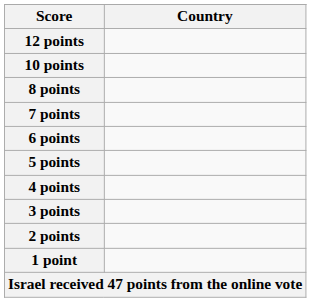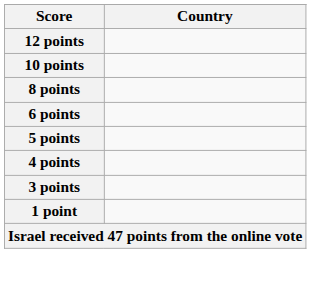- row: (54, 114)
- row: (54, 235)
